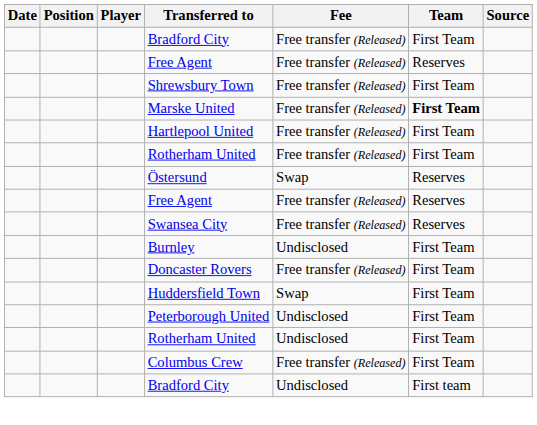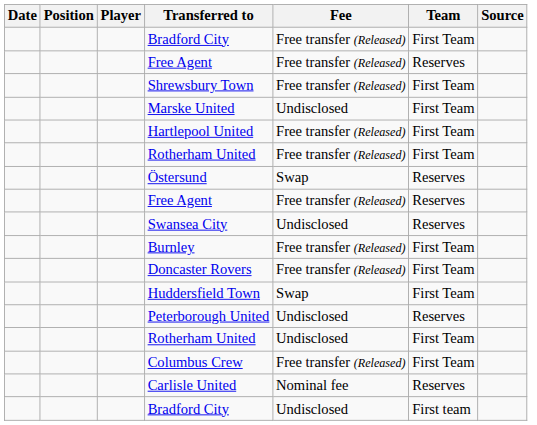(341, 108) Free transfer (Released) -> (312, 108) Undisclosed
(446, 108) bold -> (443, 108) normal
(341, 223) Free transfer (Released) -> (312, 223) Undisclosed
(312, 246) Undisclosed -> (341, 246) Free transfer (Released)
(443, 316) First Team -> (439, 316) Reserves
+ row: (22, 385)
